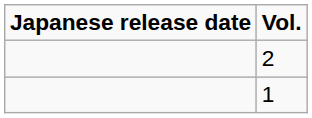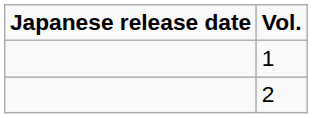rows swapped: (268, 94) <-> (268, 58)
